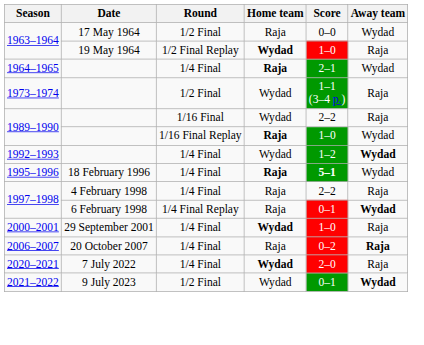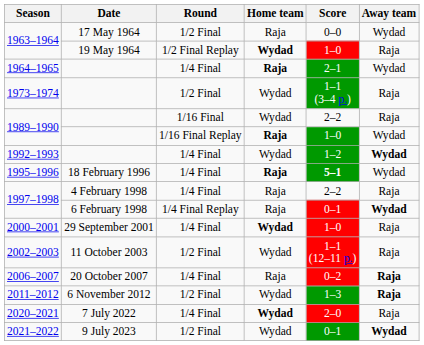+ row: (33, 252)
+ row: (33, 295)
